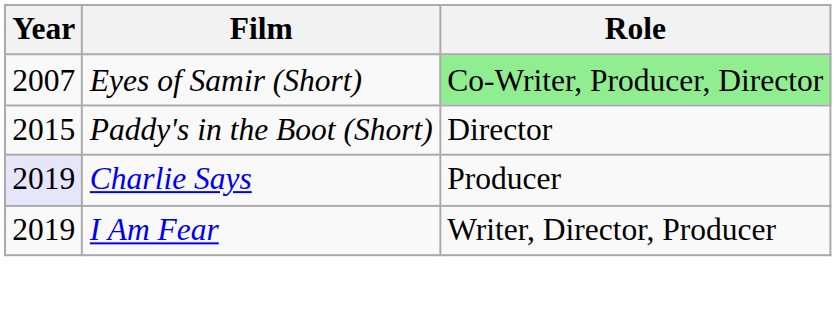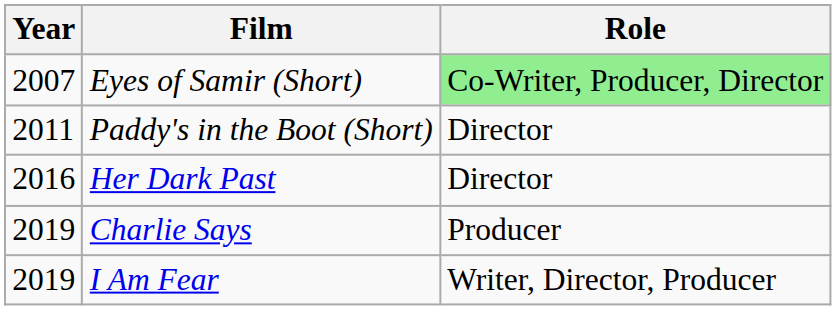(44, 129) 2015 -> (43, 129) 2011
+ row: (183, 179)
(44, 179) lavender background -> (44, 229) no background
